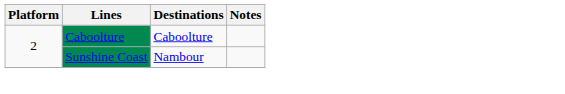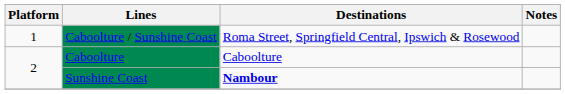+ row: (141, 36)
(179, 57) normal -> (250, 78) bold
